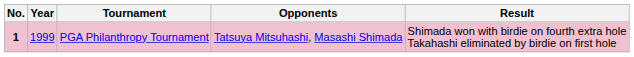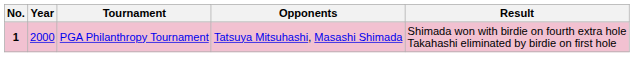(42, 37) 1999 -> (42, 37) 2000
